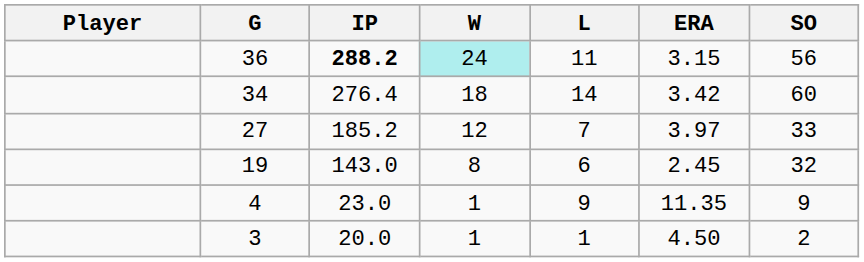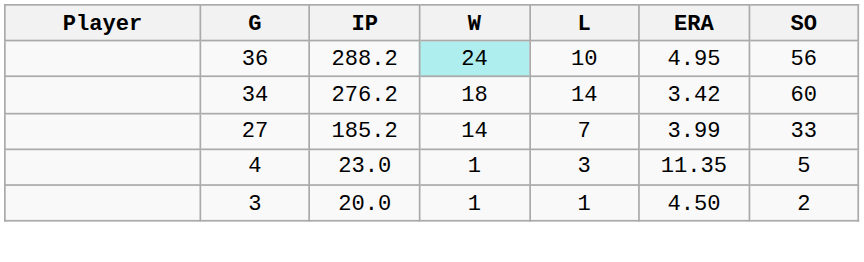(365, 59) bold -> (365, 59) normal
(584, 59) 11 -> (584, 59) 10
(694, 59) 3.15 -> (694, 59) 4.95
(365, 95) 276.4 -> (365, 95) 276.2
(474, 131) 12 -> (474, 131) 14
(694, 131) 3.97 -> (694, 131) 3.99
- row: (255, 167)
(584, 203) 9 -> (584, 167) 3
(804, 203) 9 -> (804, 167) 5
